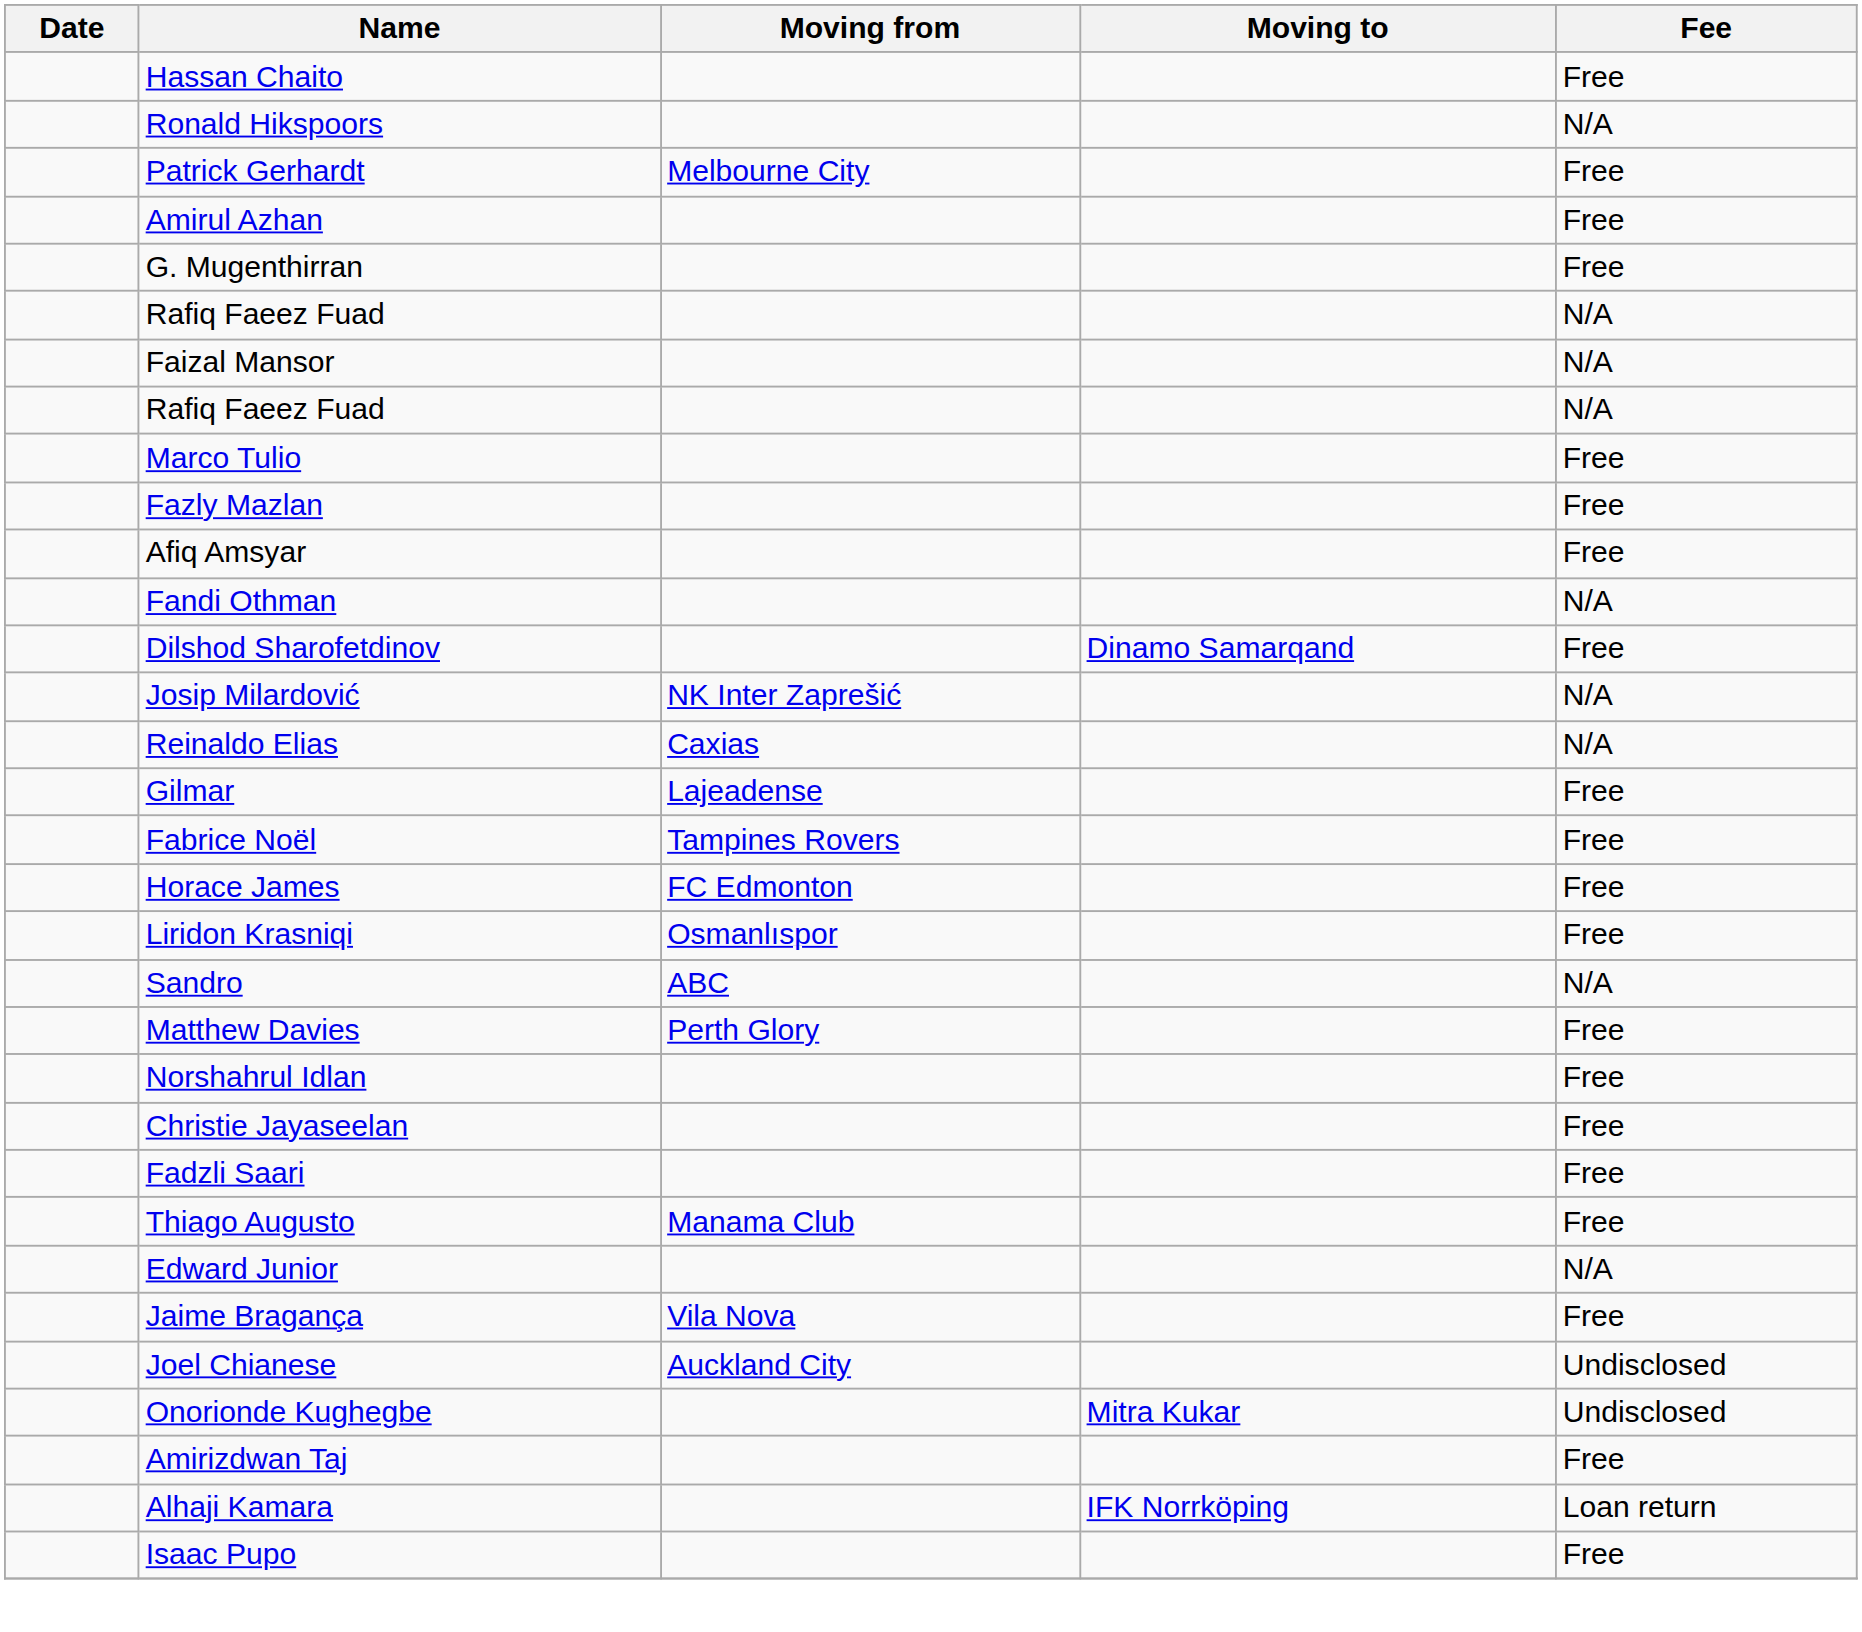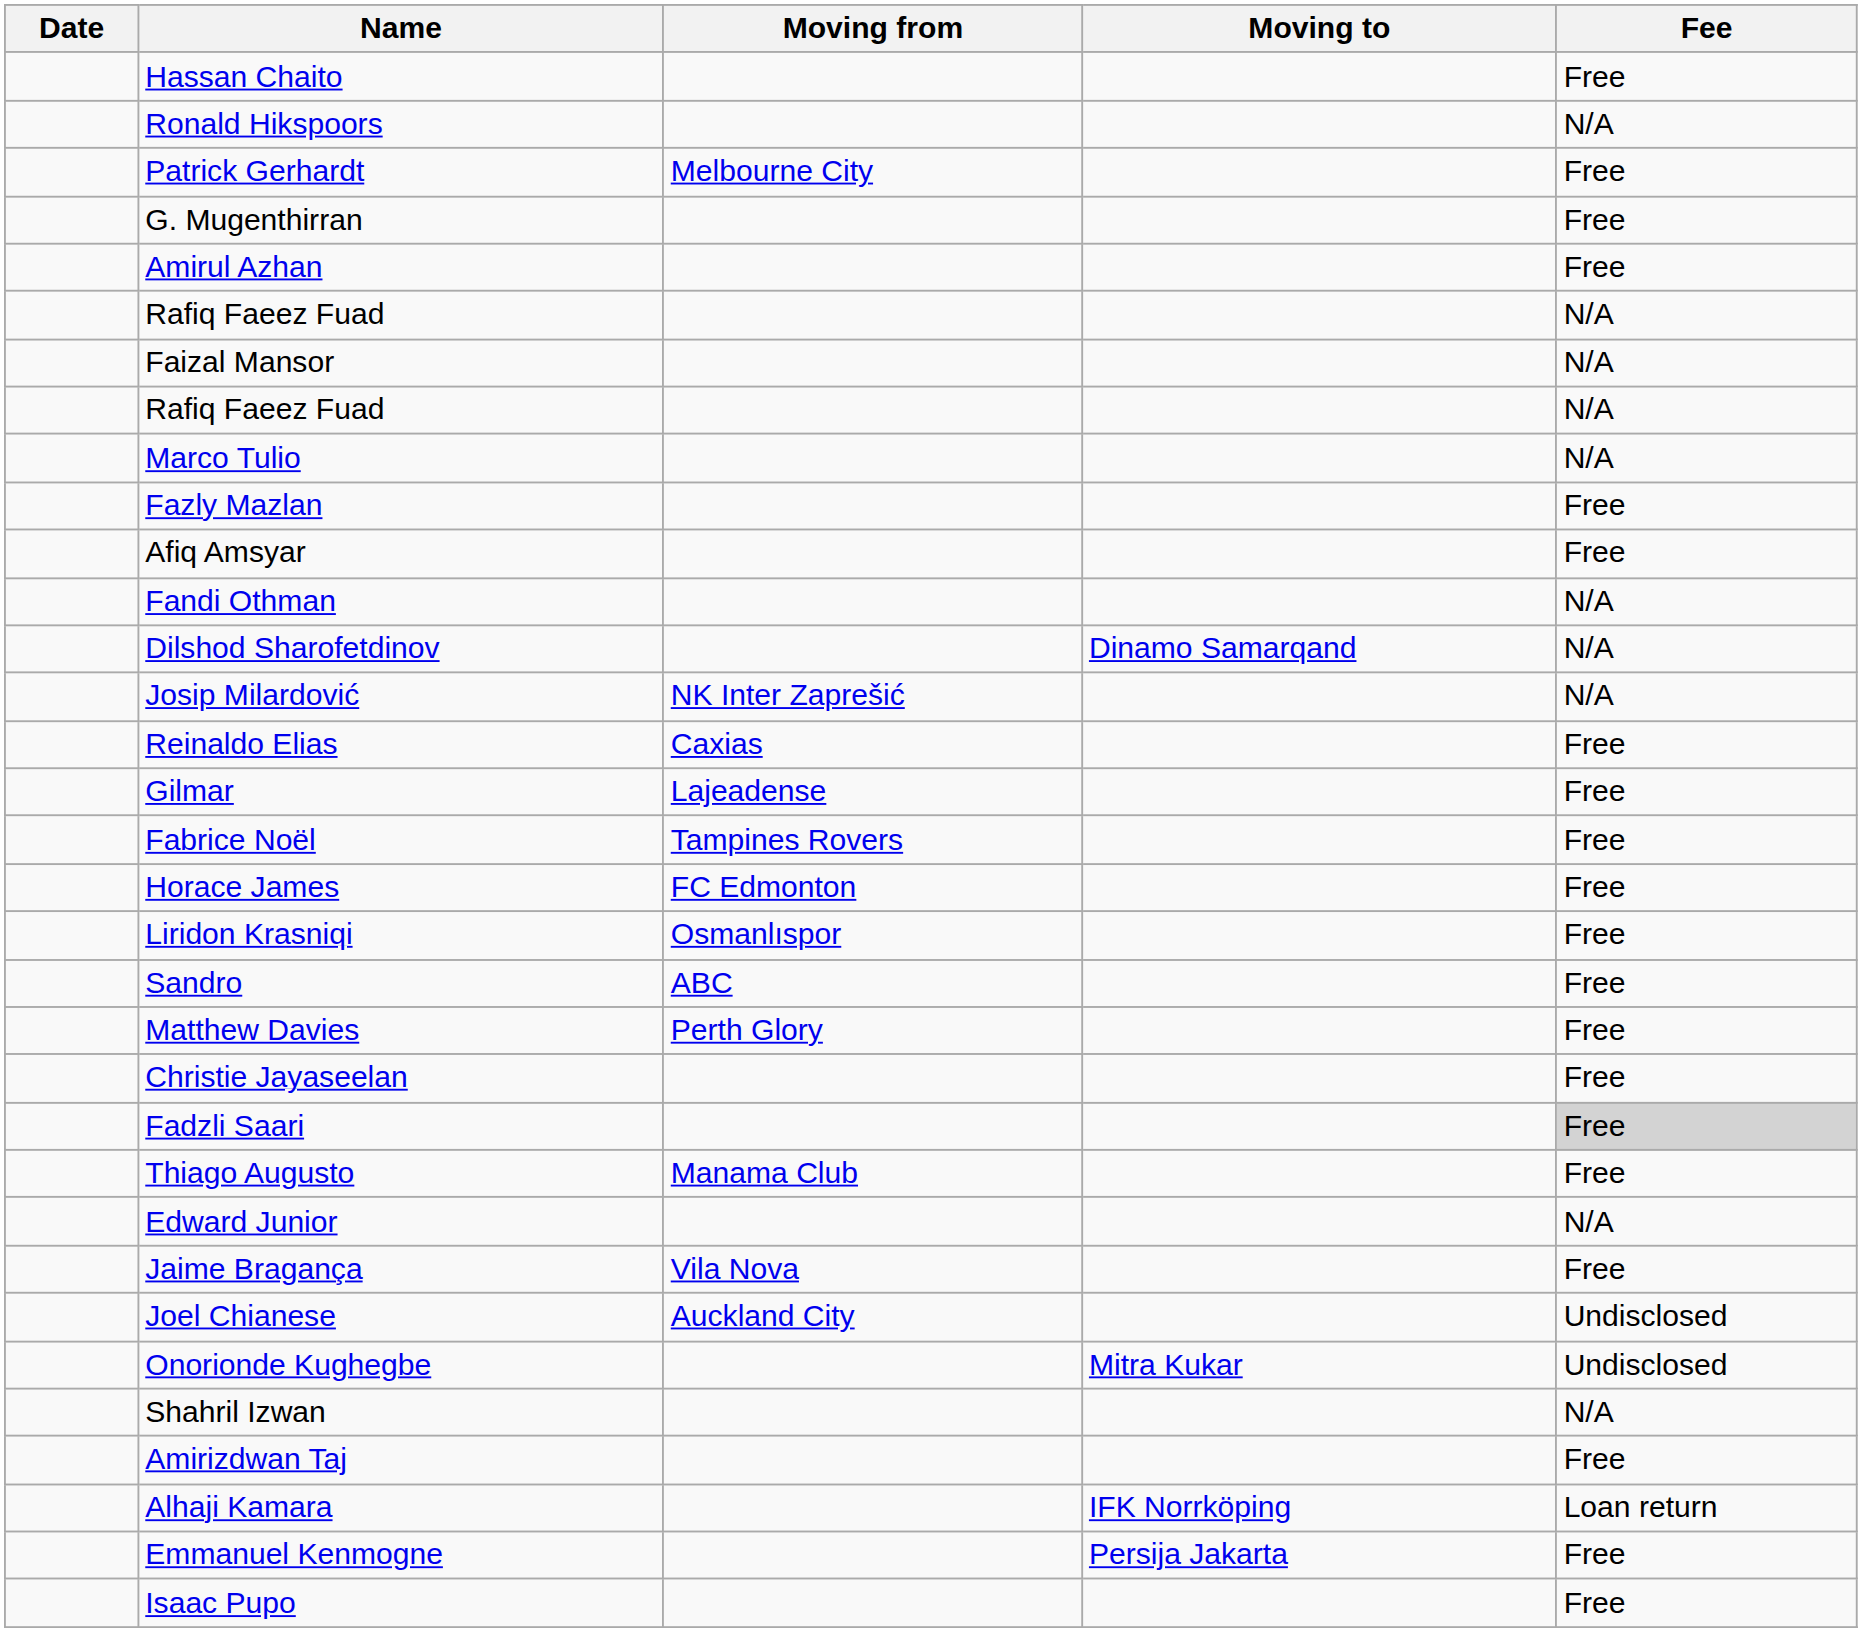rows swapped: (234, 219) <-> (254, 266)
(1594, 457) Free -> (1589, 457) N/A
(1594, 648) Free -> (1589, 648) N/A
(1588, 743) N/A -> (1595, 743) Free
(1588, 982) N/A -> (1595, 982) Free
- row: (256, 1077)
(1594, 1173) no background -> (1595, 1125) lightgrey background
+ row: (236, 1411)
+ row: (294, 1554)
